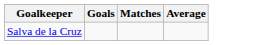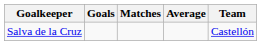+ column: (232, 13)
